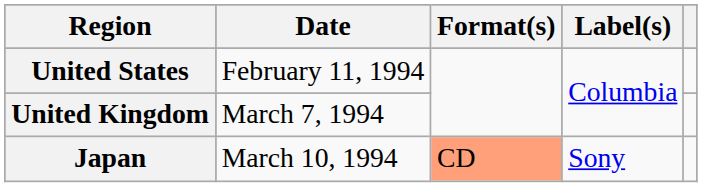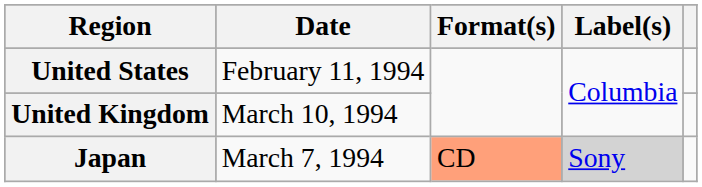(303, 114) March 7, 1994 -> (310, 114) March 10, 1994
(310, 158) March 10, 1994 -> (303, 158) March 7, 1994
(597, 158) no background -> (597, 158) lightgrey background
